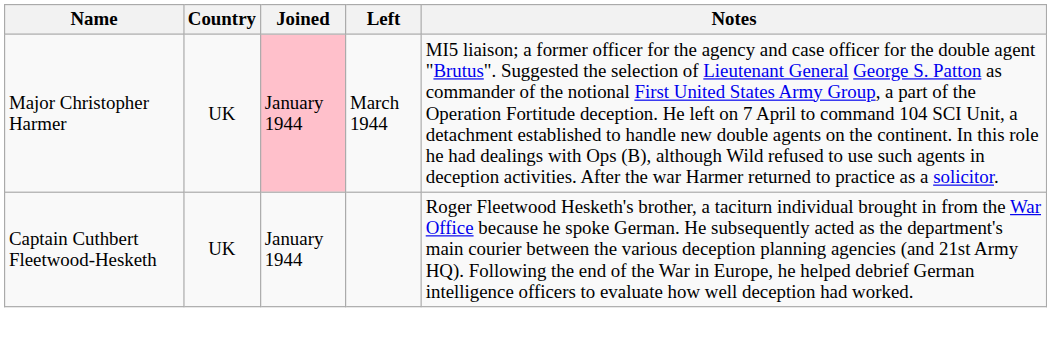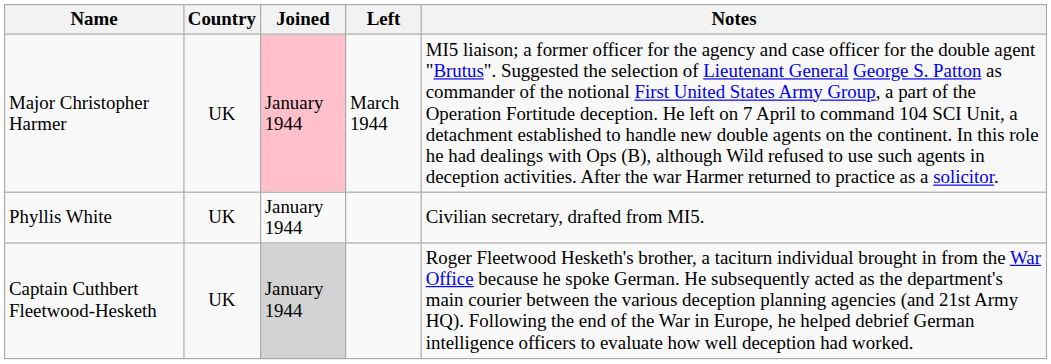+ row: (60, 217)
(294, 249) no background -> (294, 300) lightgrey background
